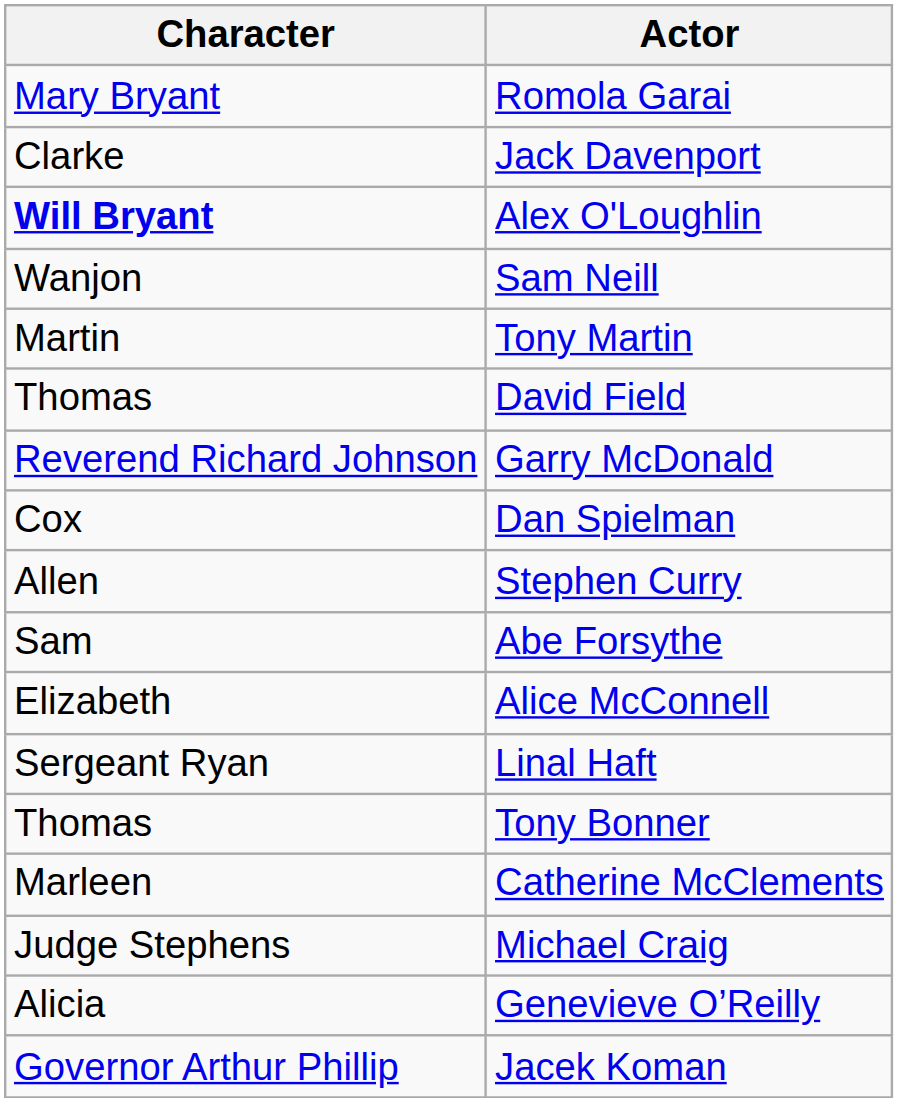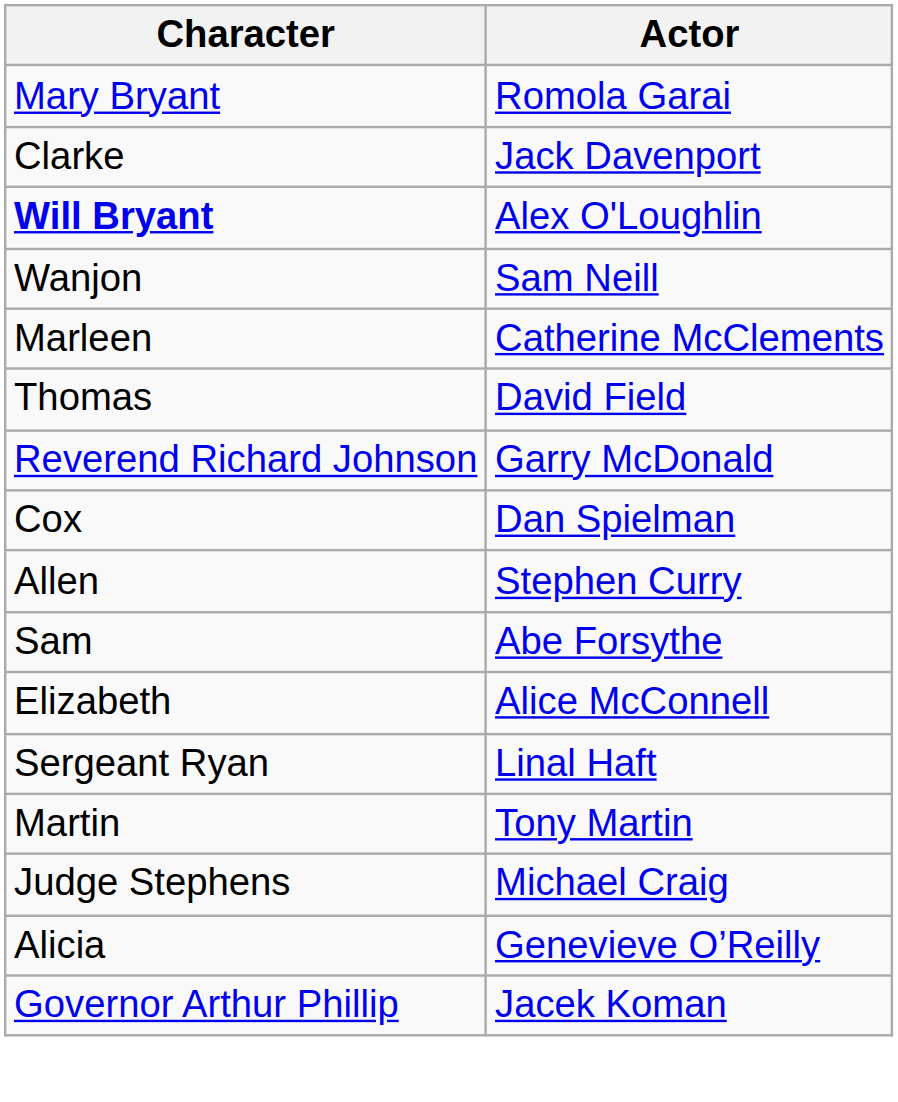rows swapped: (594, 338) <-> (690, 883)
- row: (602, 823)
